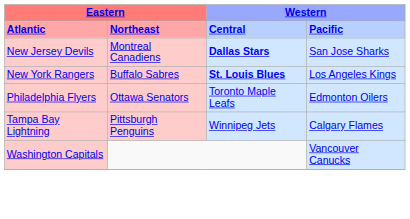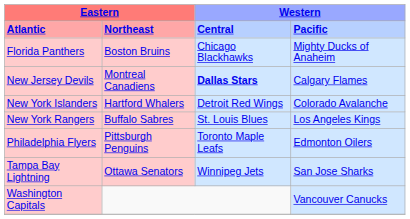+ row: (46, 52)
(349, 52) San Jose Sharks -> (330, 80) Calgary Flames
+ row: (52, 103)
(247, 74) bold -> (232, 120) normal
(149, 97) Ottawa Senators -> (128, 143) Pittsburgh Penguins
(134, 126) Pittsburgh Penguins -> (144, 171) Ottawa Senators
(346, 126) Calgary Flames -> (333, 171) San Jose Sharks
